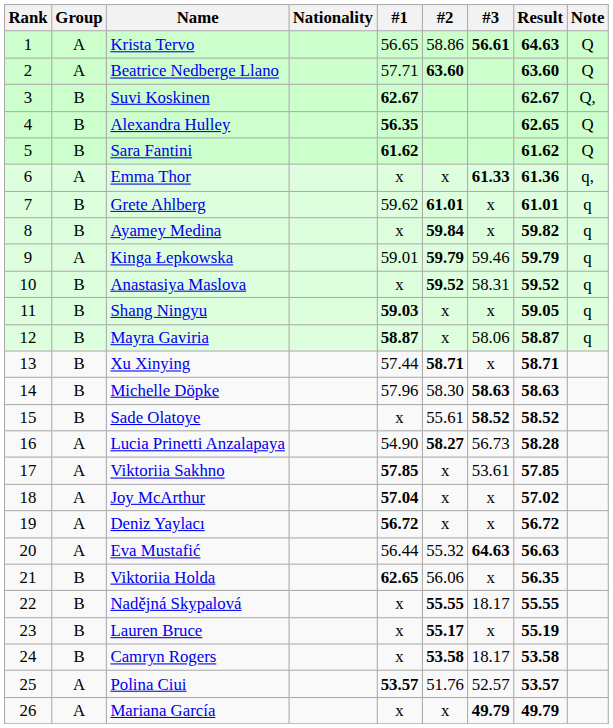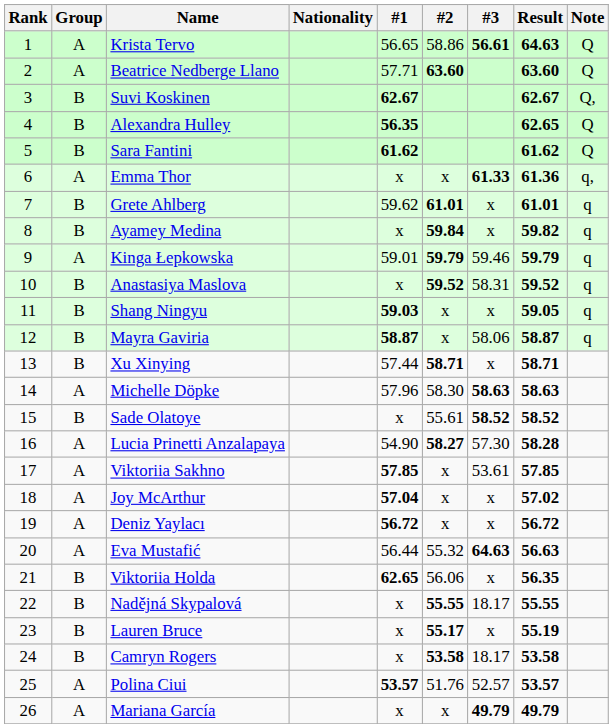(79, 390) B -> (79, 390) A
(491, 444) 56.73 -> (491, 444) 57.30
